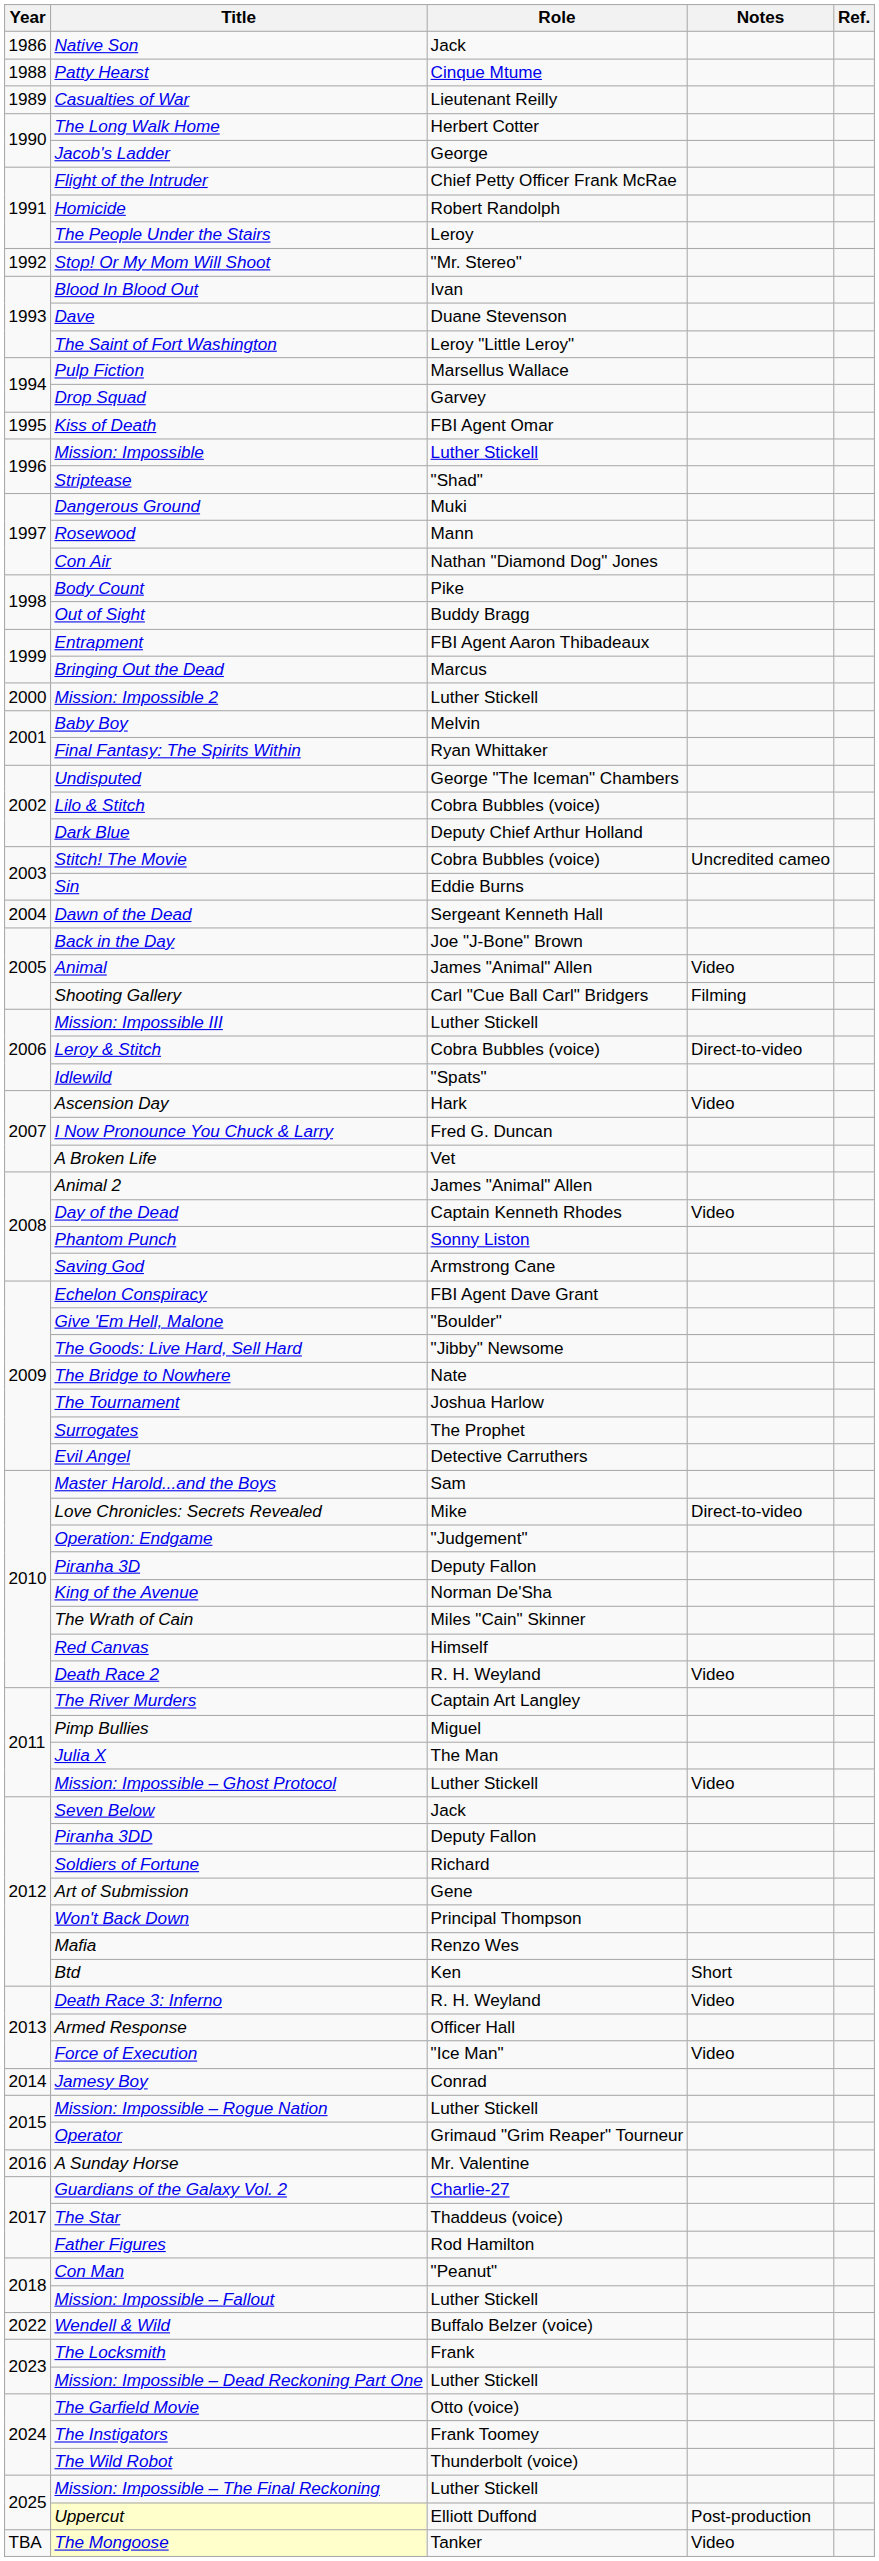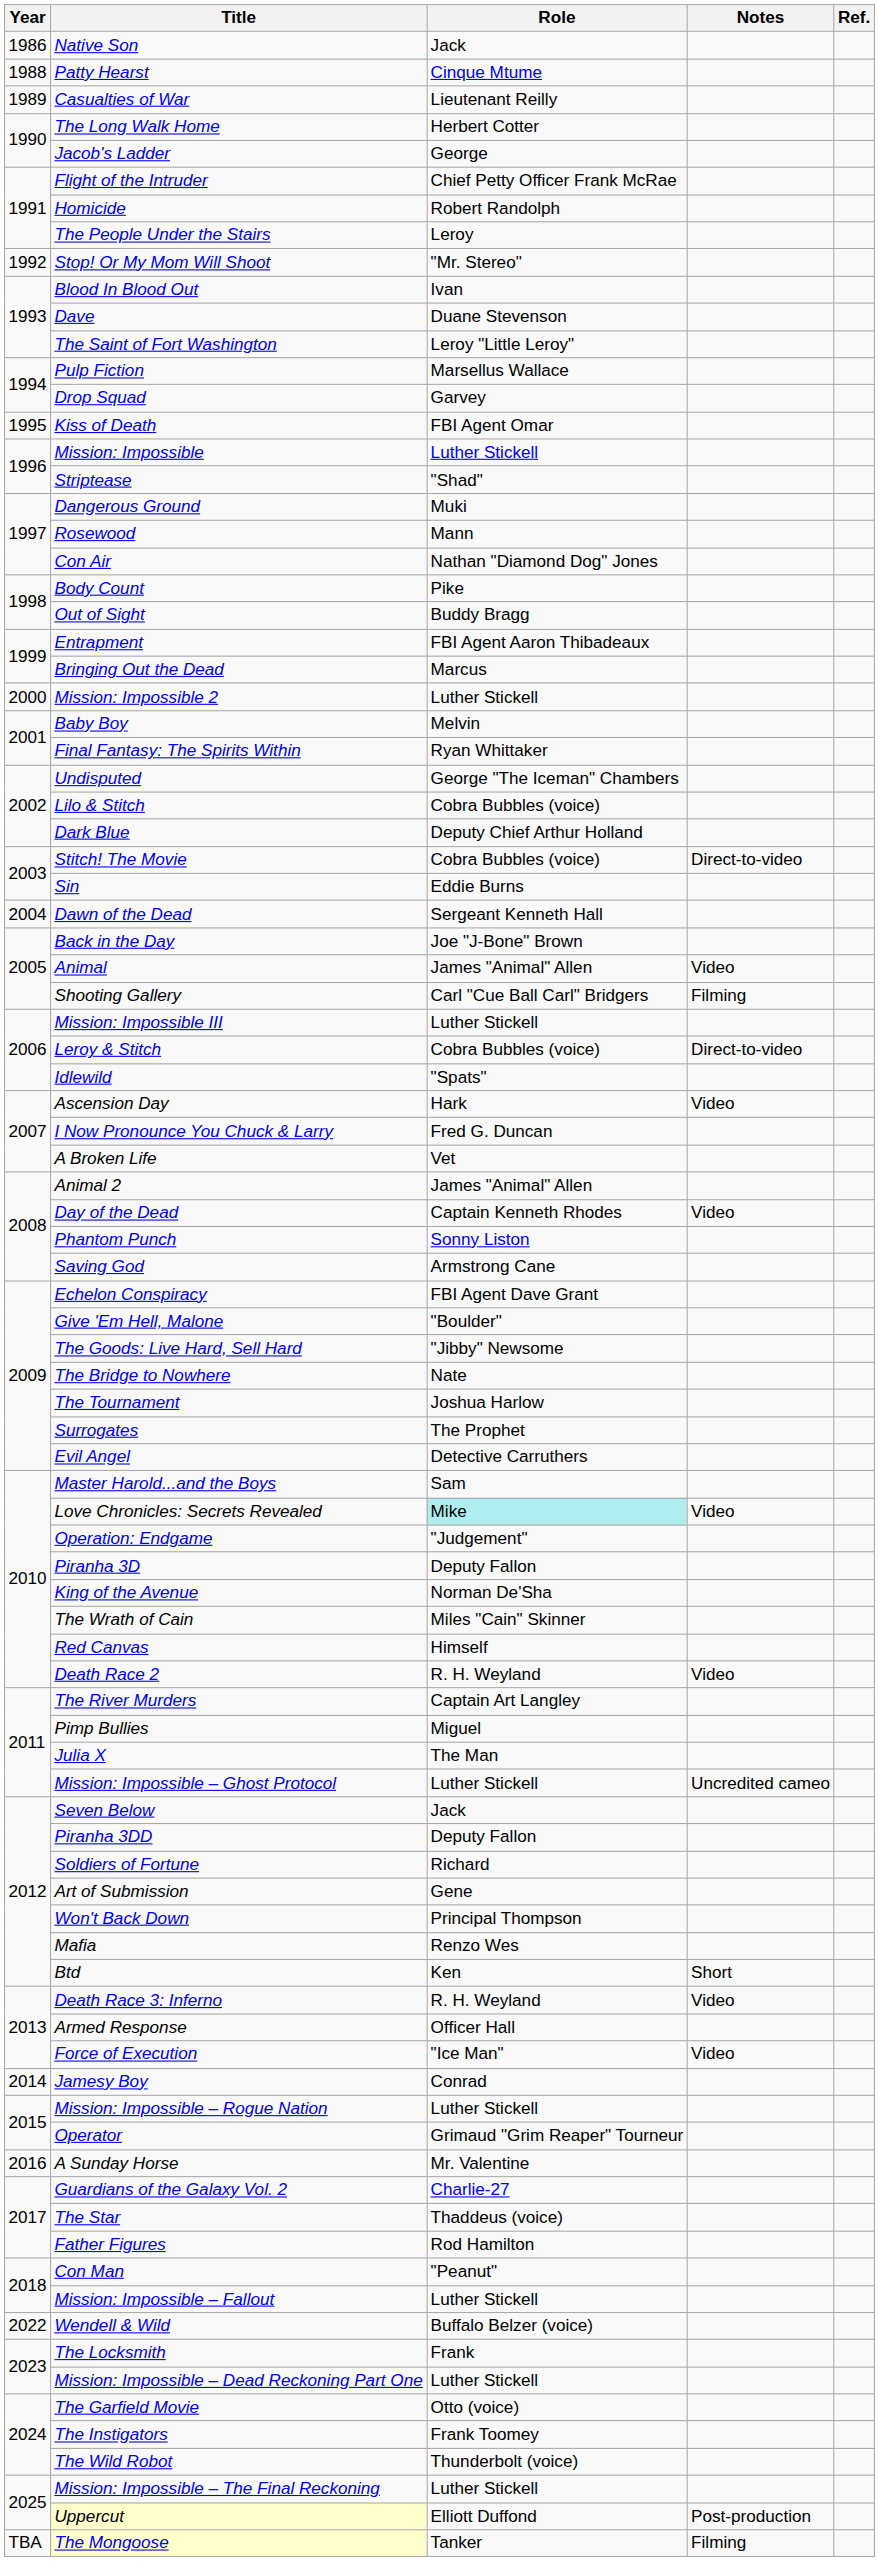(761, 859) Uncredited cameo -> (747, 859) Direct-to-video
(449, 1511) no background -> (449, 1511) paleturquoise background
(747, 1511) Direct-to-video -> (713, 1511) Video
(713, 1782) Video -> (761, 1782) Uncredited cameo
(713, 2543) Video -> (719, 2543) Filming
